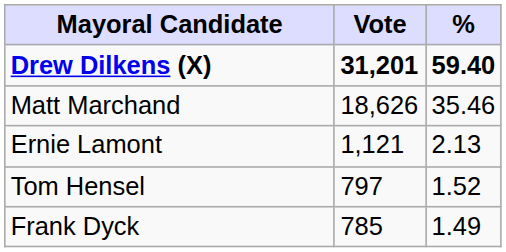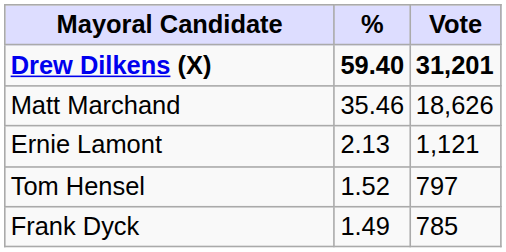columns swapped: (380, 24) <-> (463, 24)
